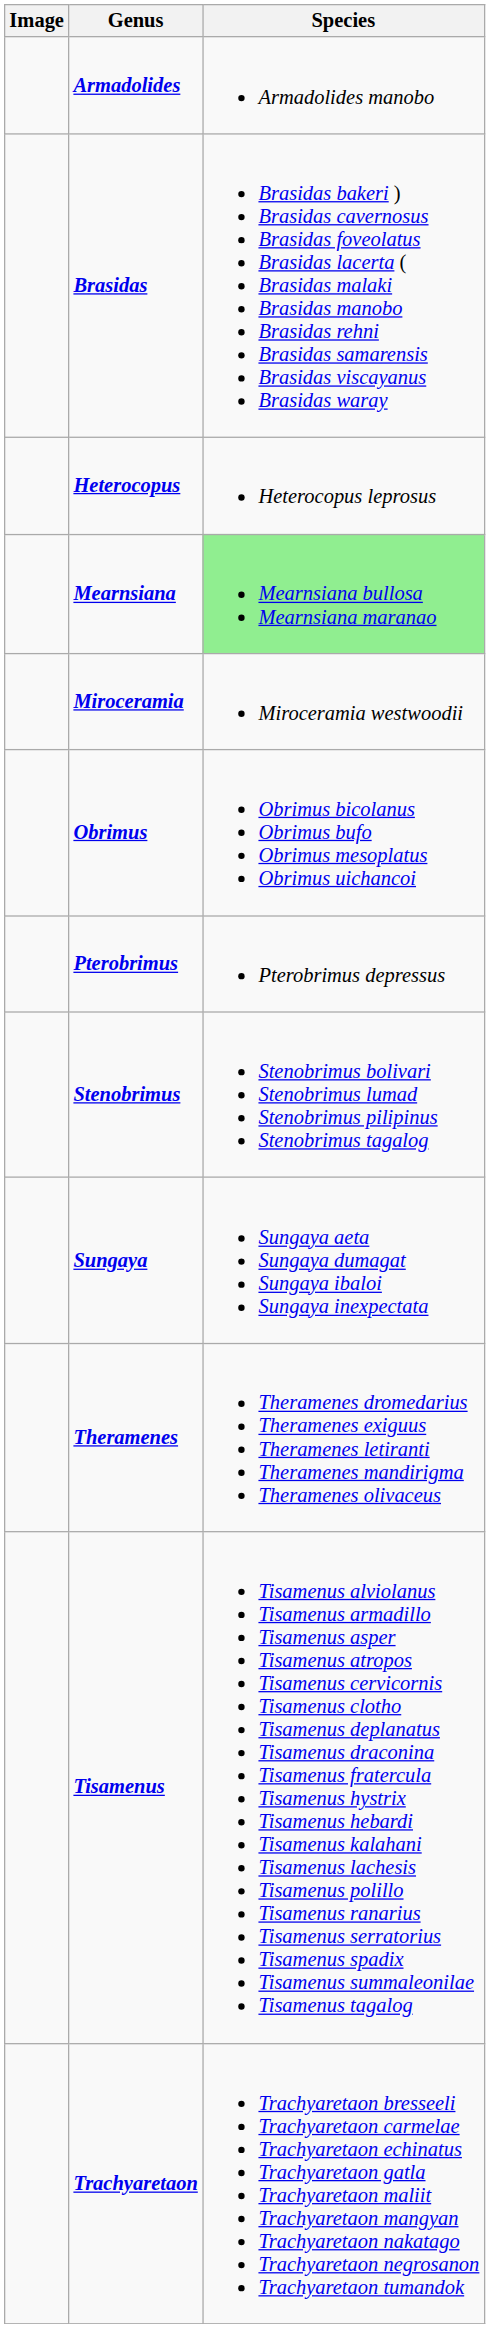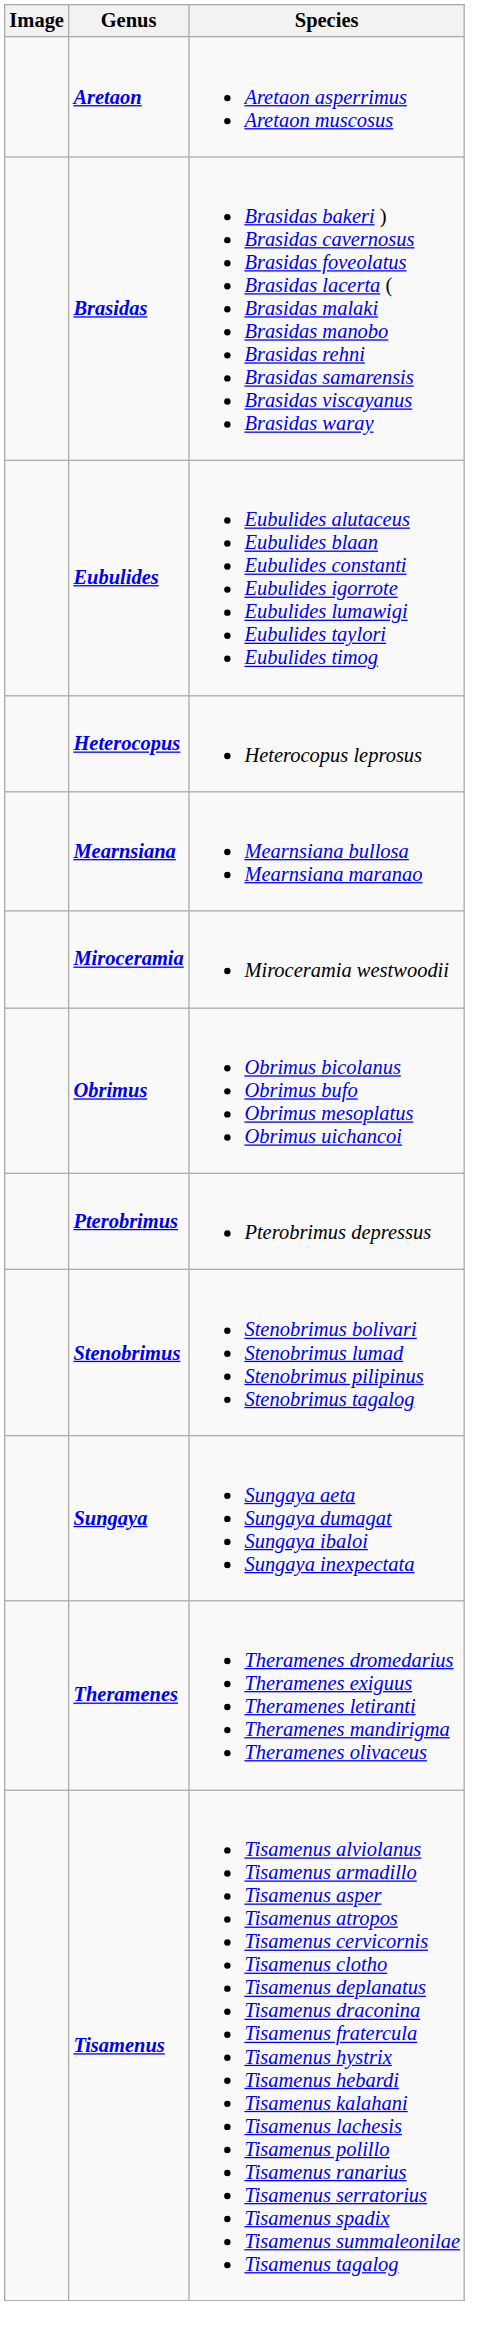+ row: (108, 96)
- row: (127, 85)
+ row: (116, 577)
(343, 605) lightgreen background -> (327, 863) no background
- row: (136, 2183)
